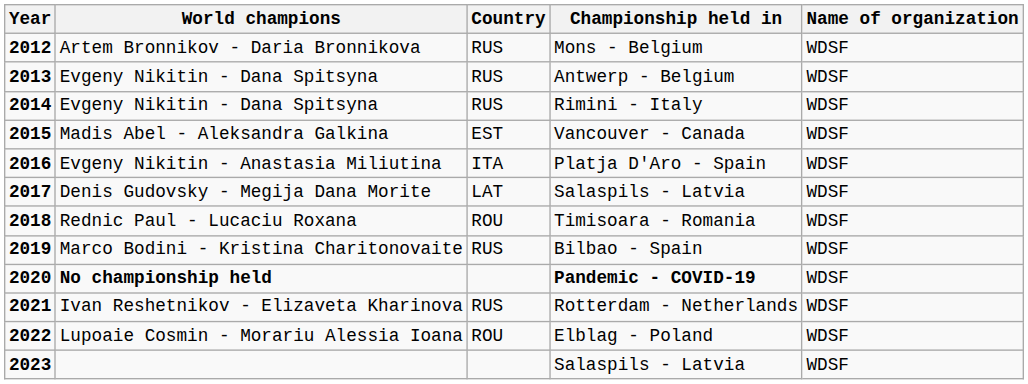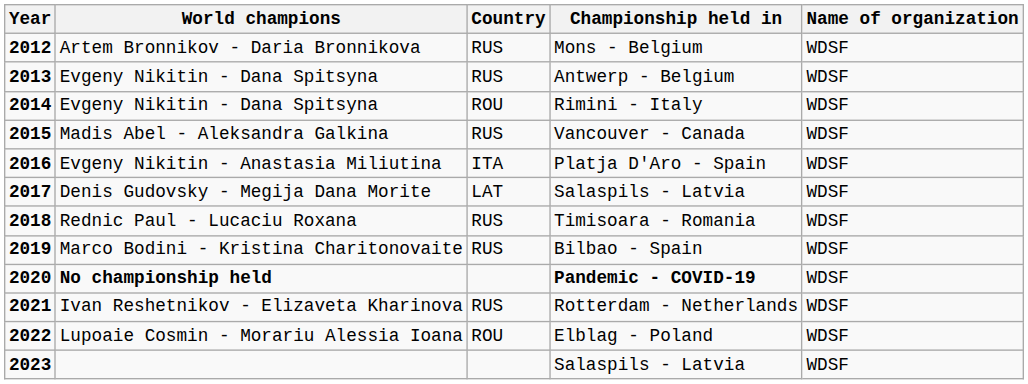(487, 106) RUS -> (487, 106) ROU
(487, 134) EST -> (487, 134) RUS
(487, 221) ROU -> (487, 221) RUS
